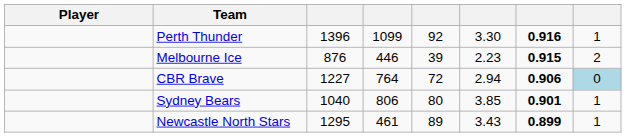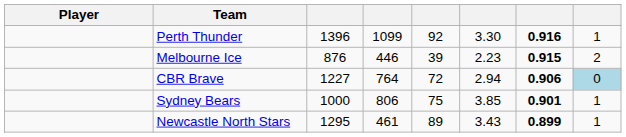(335, 100) 1040 -> (335, 100) 1000
(435, 100) 80 -> (435, 100) 75
